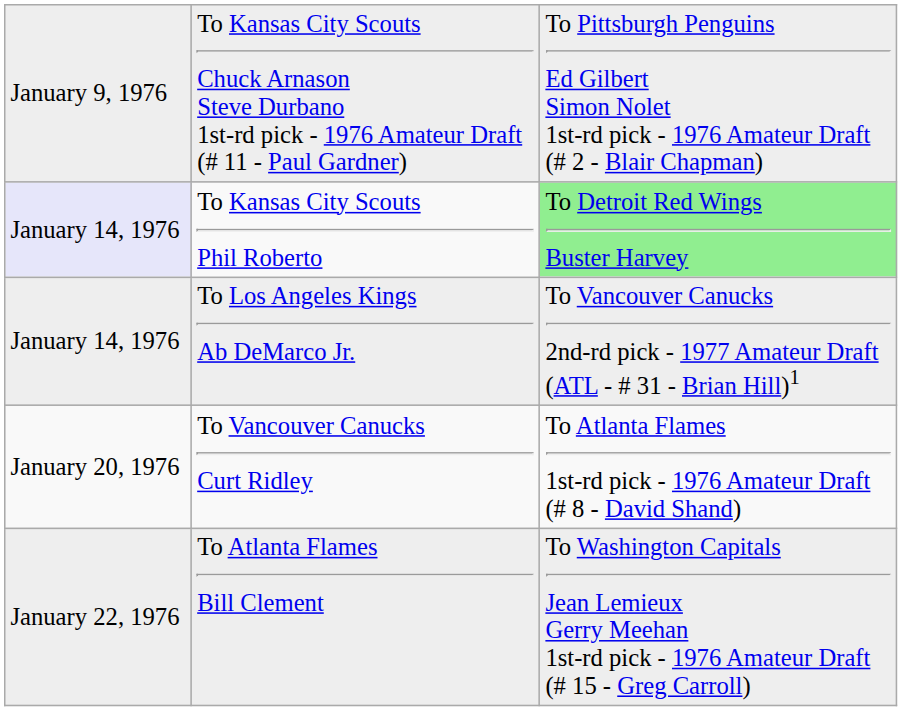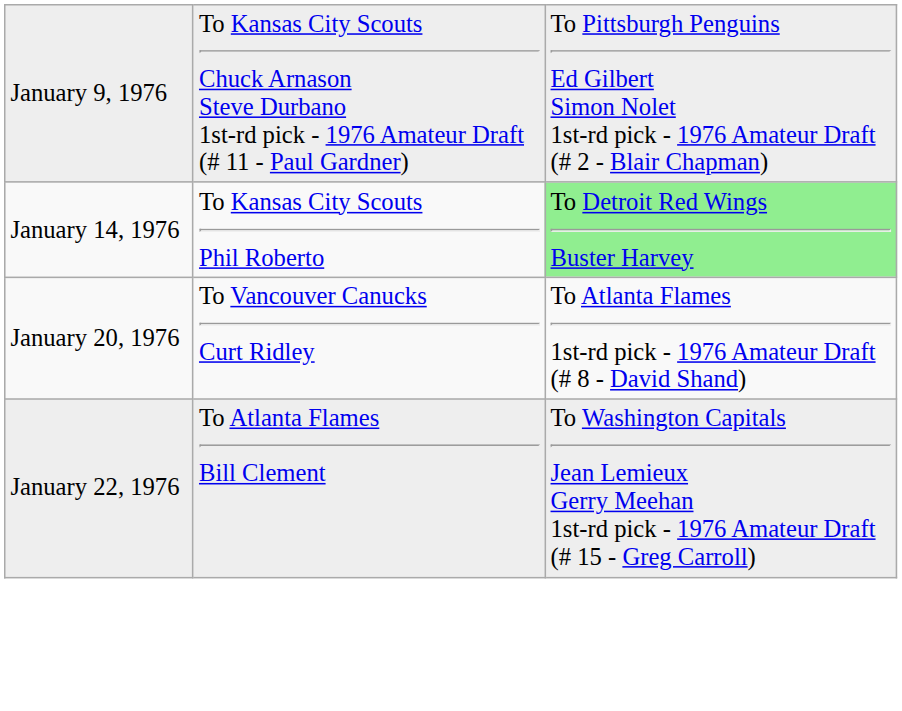(95, 229) lavender background -> (95, 229) no background
- row: (366, 323)
